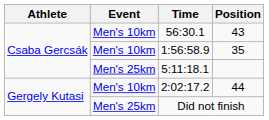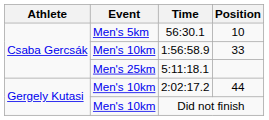(124, 32) Men's 10km -> (121, 32) Men's 5km
(238, 32) 43 -> (238, 32) 10
(238, 51) 35 -> (238, 51) 33
(124, 106) Men's 25km -> (124, 106) Men's 10km
